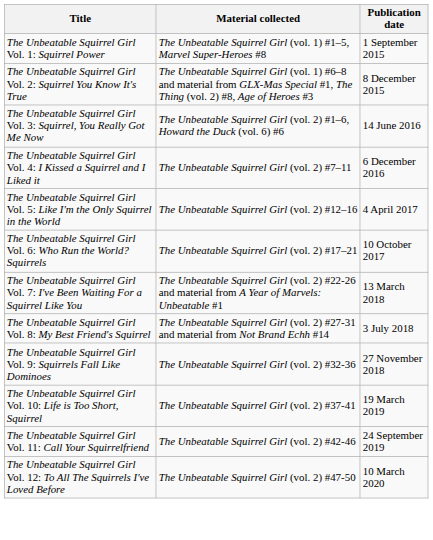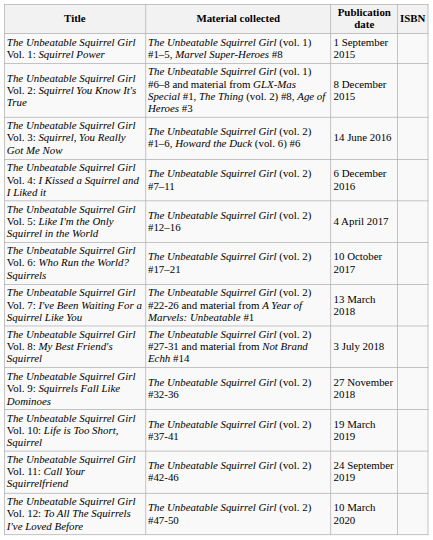+ column: (413, 19)
